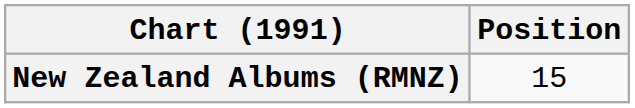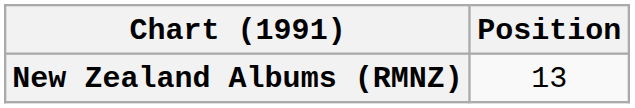(549, 79) 15 -> (549, 79) 13
